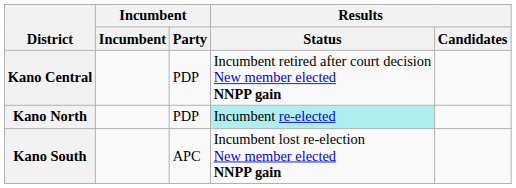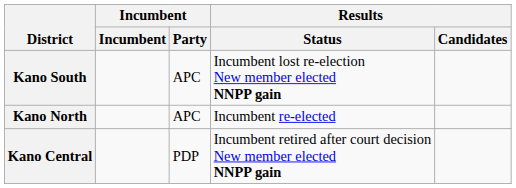rows swapped: (50, 77) <-> (50, 155)
(186, 116) PDP -> (187, 116) APC
(275, 116) paleturquoise background -> (275, 116) no background
